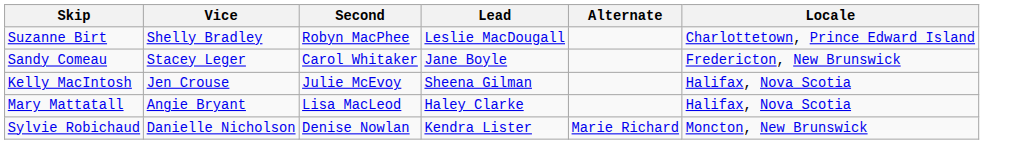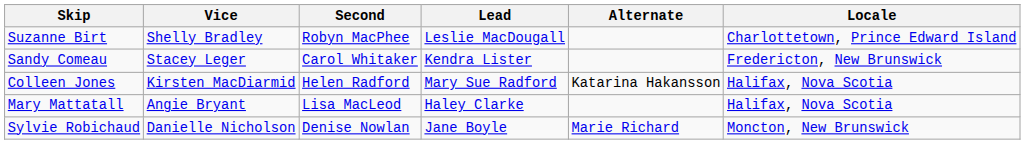(466, 61) Jane Boyle -> (478, 61) Kendra Lister
+ row: (62, 83)
- row: (70, 83)
(478, 128) Kendra Lister -> (466, 128) Jane Boyle
